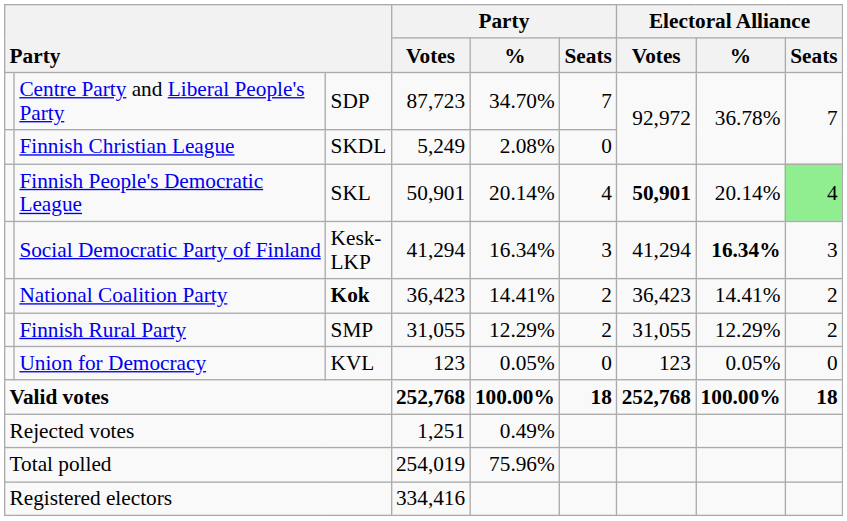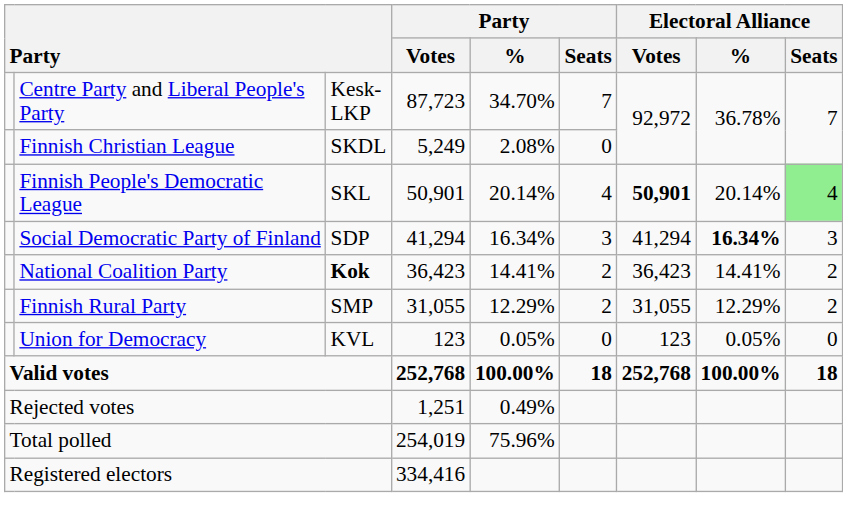(350, 100) SDP -> (356, 100) Kesk-LKP
(356, 249) Kesk-LKP -> (350, 237) SDP
